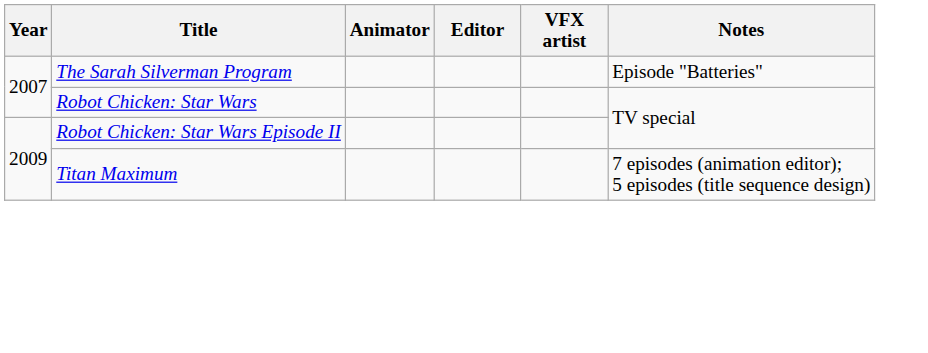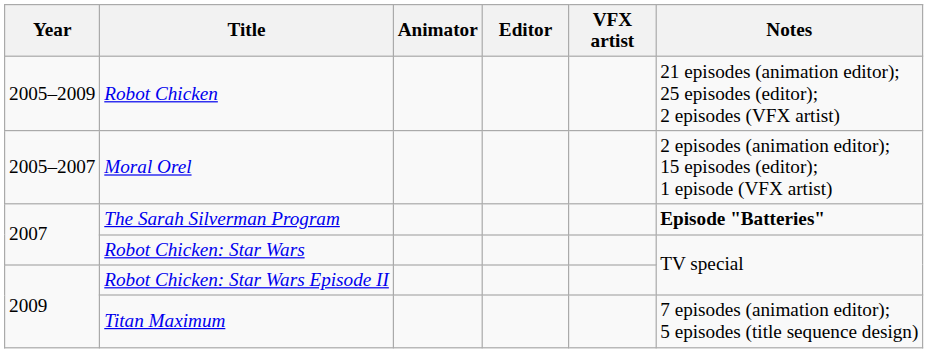+ row: (161, 93)
+ row: (148, 167)
(688, 71) normal -> (743, 219) bold
